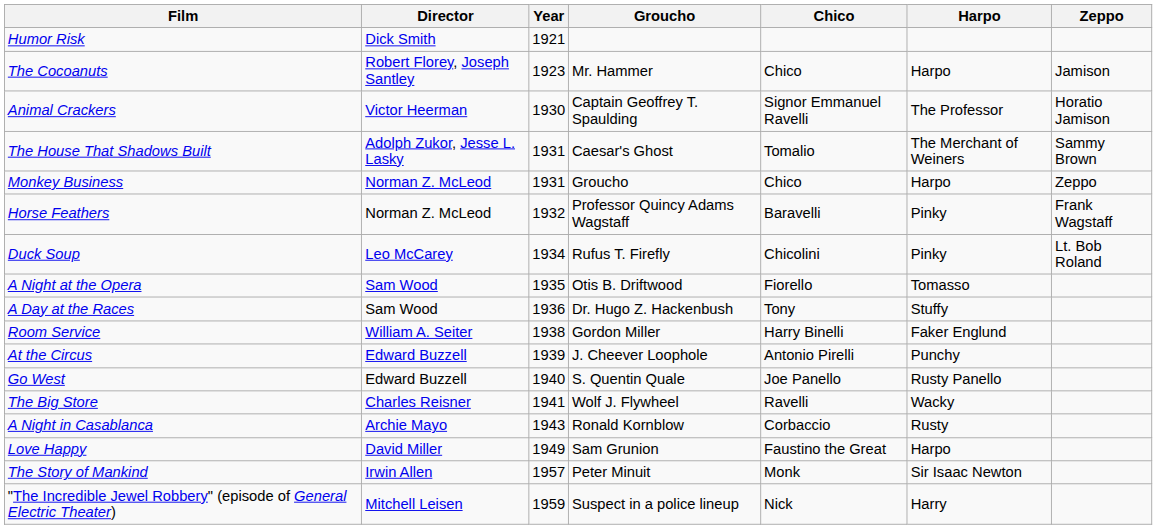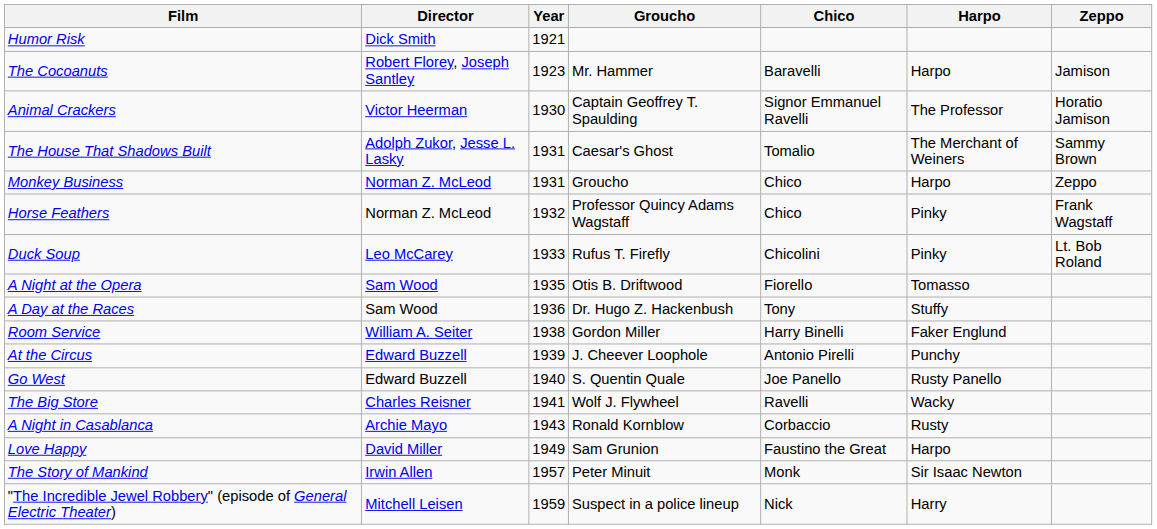(783, 71) Chico -> (792, 71) Baravelli
(792, 214) Baravelli -> (783, 214) Chico
(549, 254) 1934 -> (549, 254) 1933
